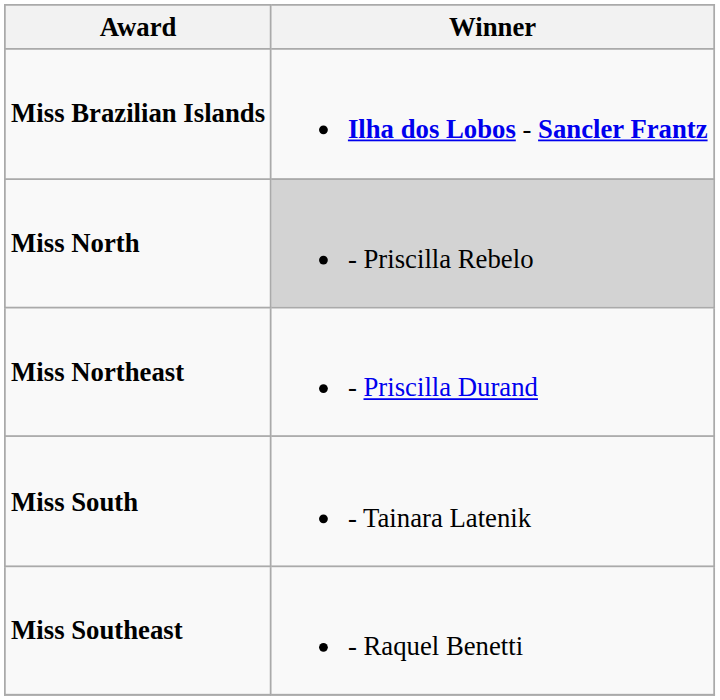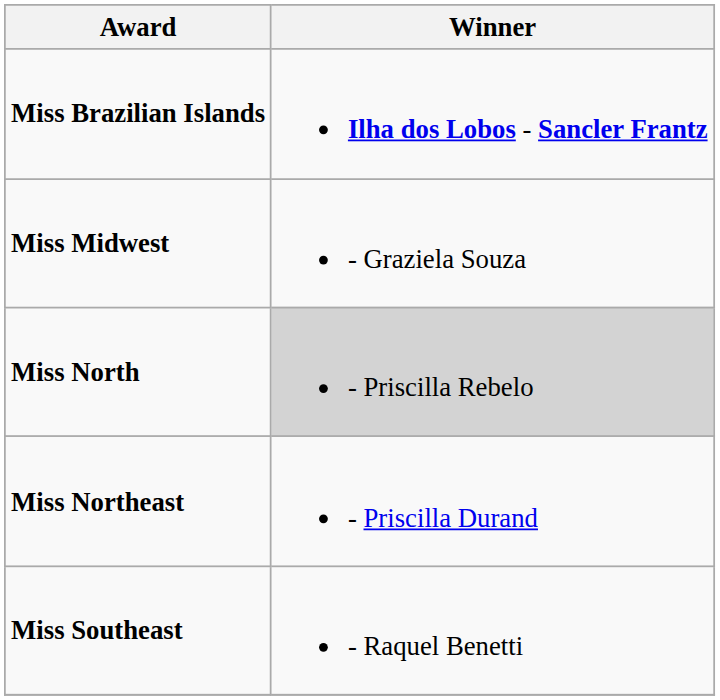+ row: (90, 242)
- row: (75, 501)
